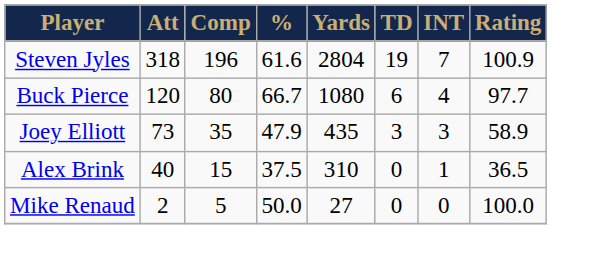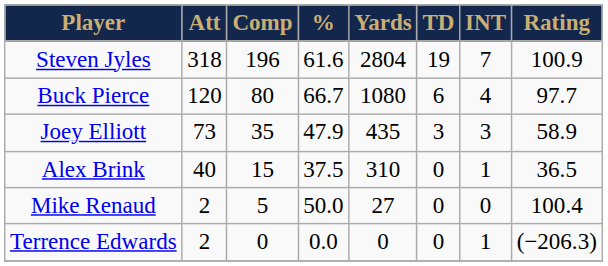(508, 205) 100.0 -> (557, 205) 100.4
+ row: (93, 242)
